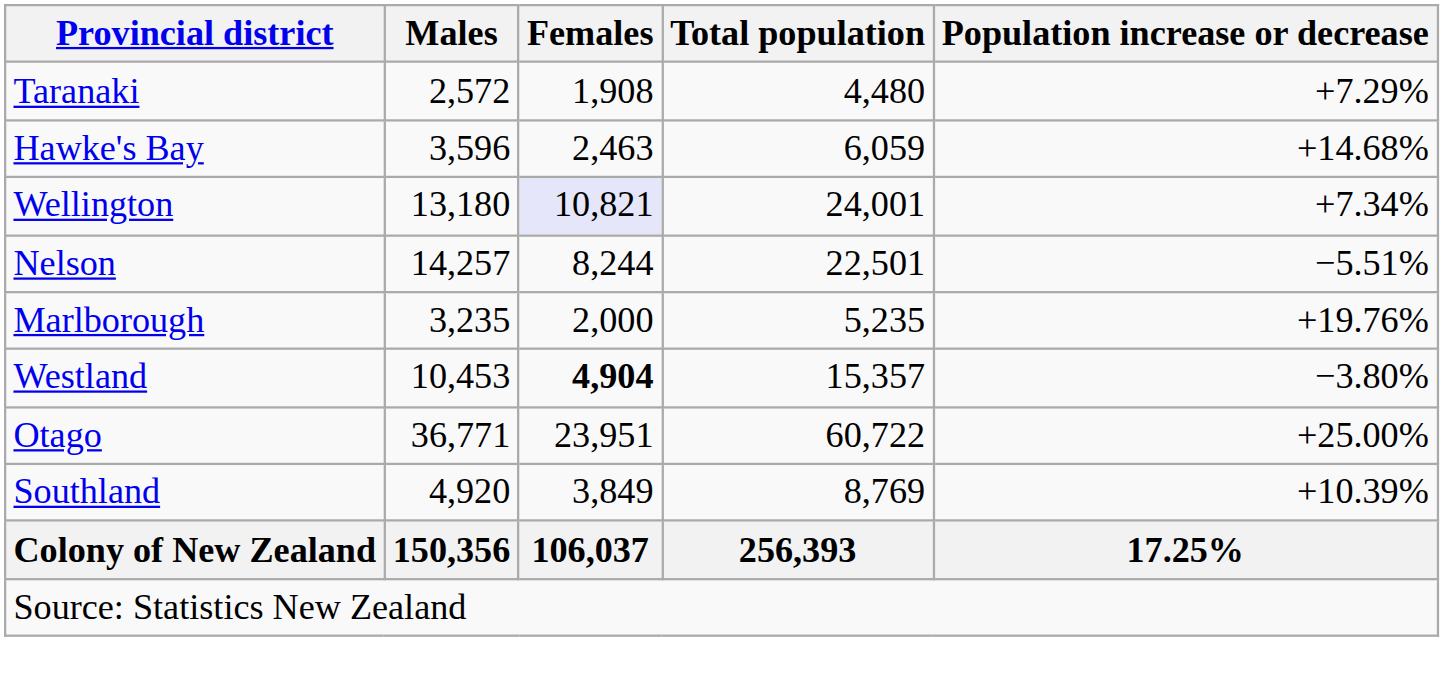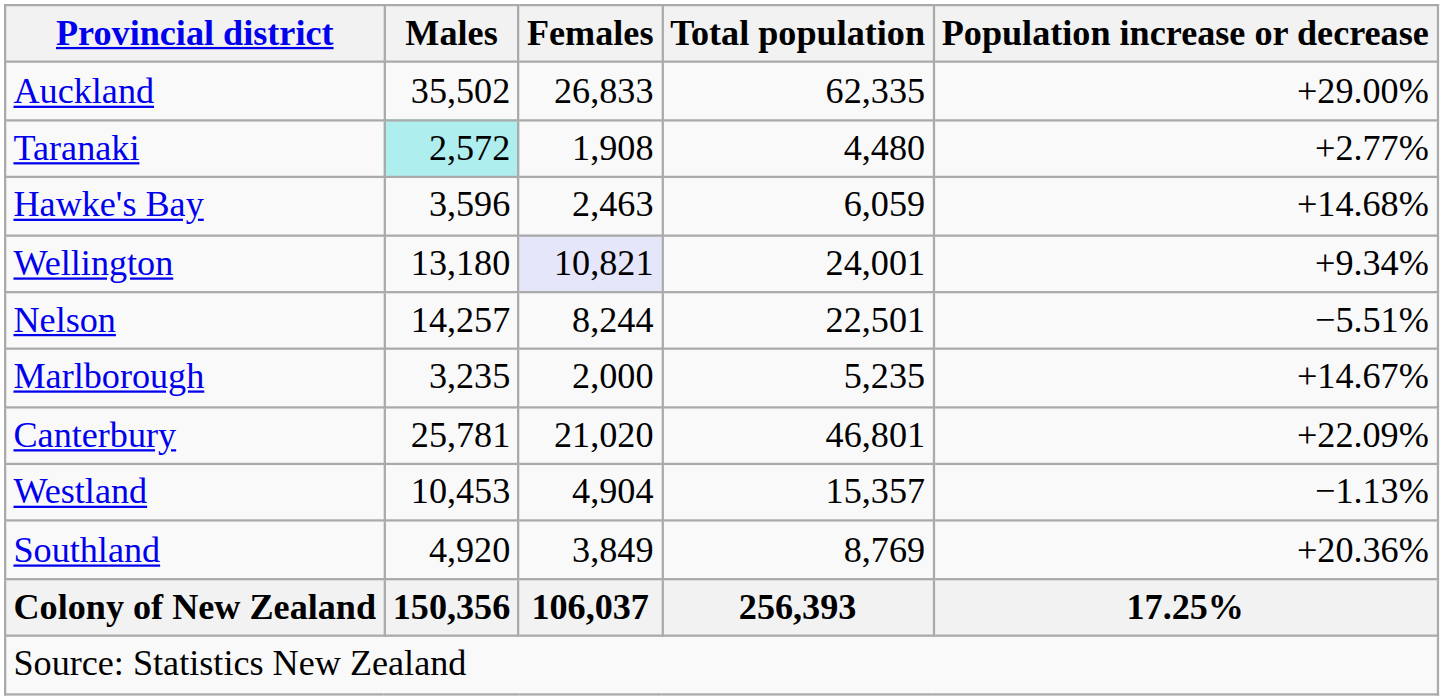+ row: (84, 90)
(470, 90) no background -> (470, 147) paleturquoise background
(1372, 90) +7.29% -> (1372, 147) +2.77%
(1372, 205) +7.34% -> (1372, 262) +9.34%
(1363, 319) +19.76% -> (1363, 377) +14.67%
+ row: (95, 434)
(613, 377) bold -> (613, 491) normal
(1372, 377) −3.80% -> (1372, 491) −1.13%
- row: (58, 434)
(1363, 491) +10.39% -> (1363, 549) +20.36%
